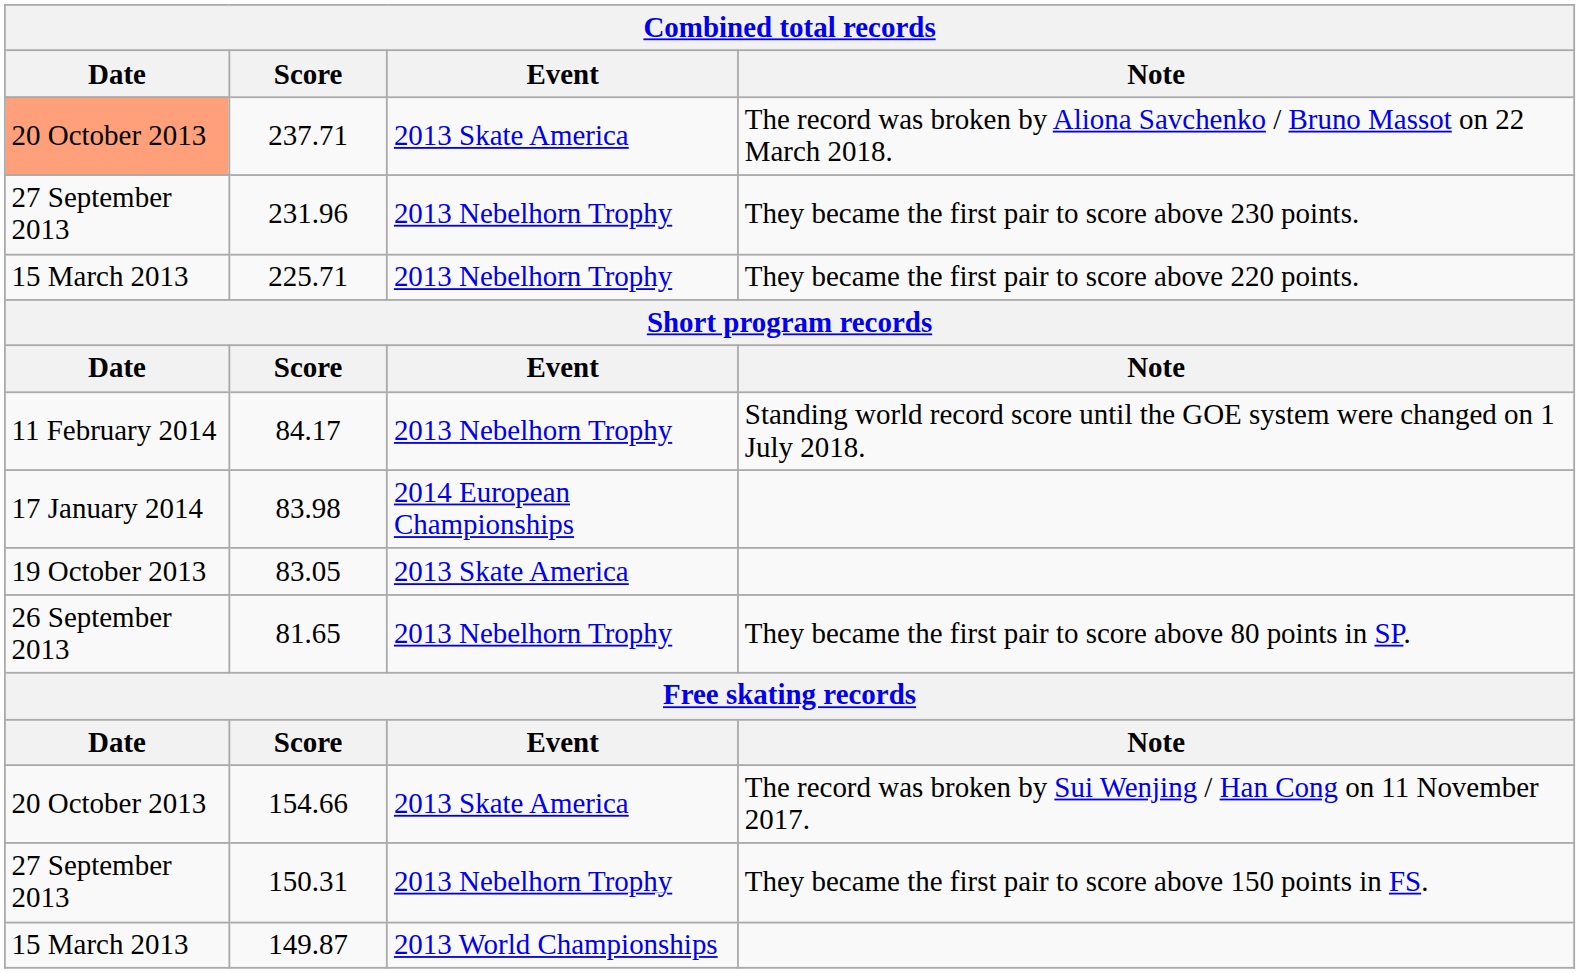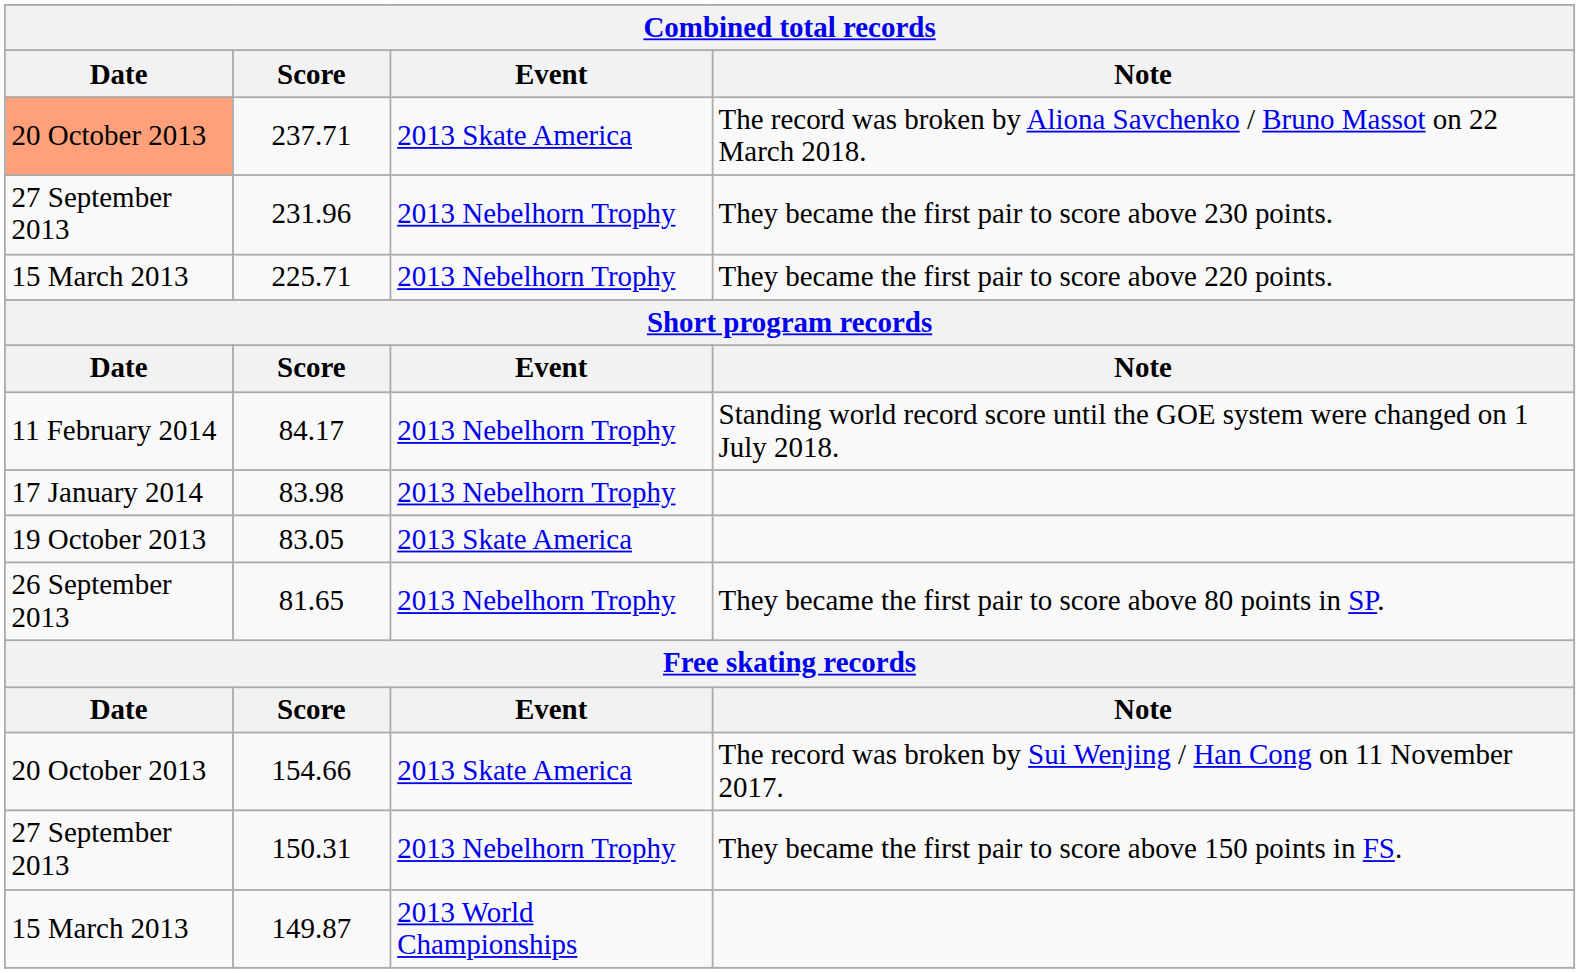(484, 508) 2014 European Championships -> (536, 492) 2013 Nebelhorn Trophy
